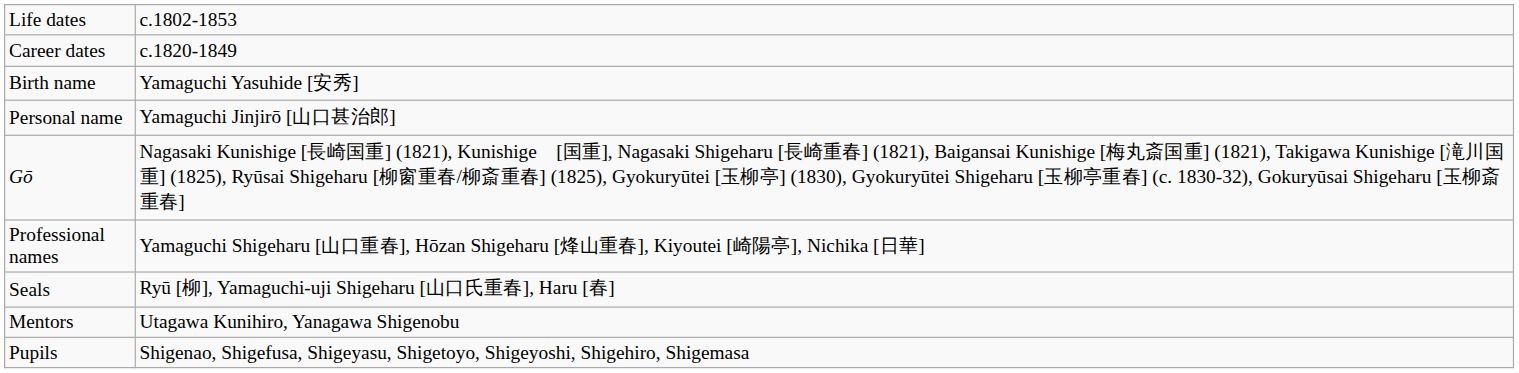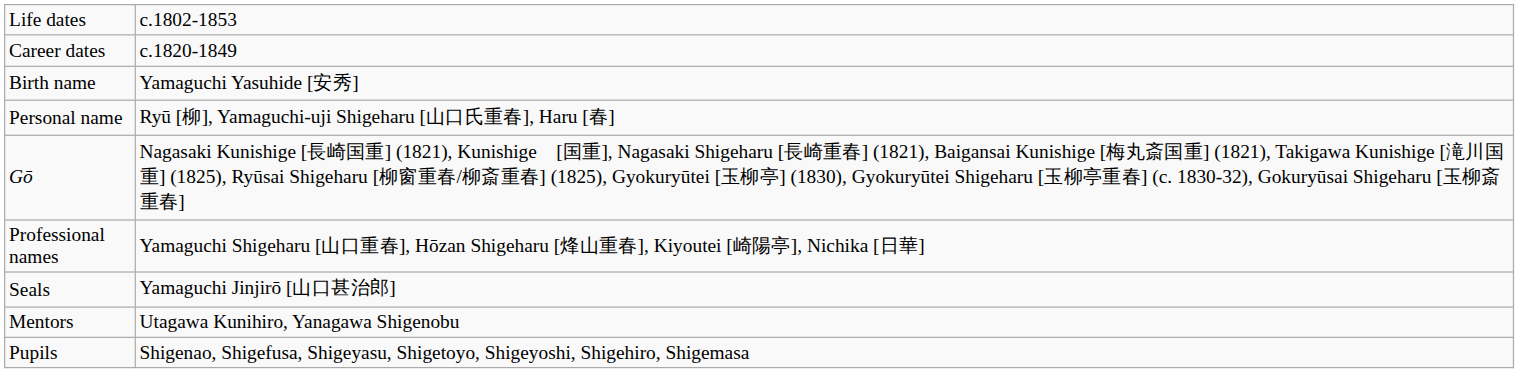(268, 116) Yamaguchi Jinjirō [山口甚治郎] -> (377, 116) Ryū [柳], Yamaguchi-uji Shigeharu [山口氏重春], Haru [春]
(377, 288) Ryū [柳], Yamaguchi-uji Shigeharu [山口氏重春], Haru [春] -> (268, 288) Yamaguchi Jinjirō [山口甚治郎]
